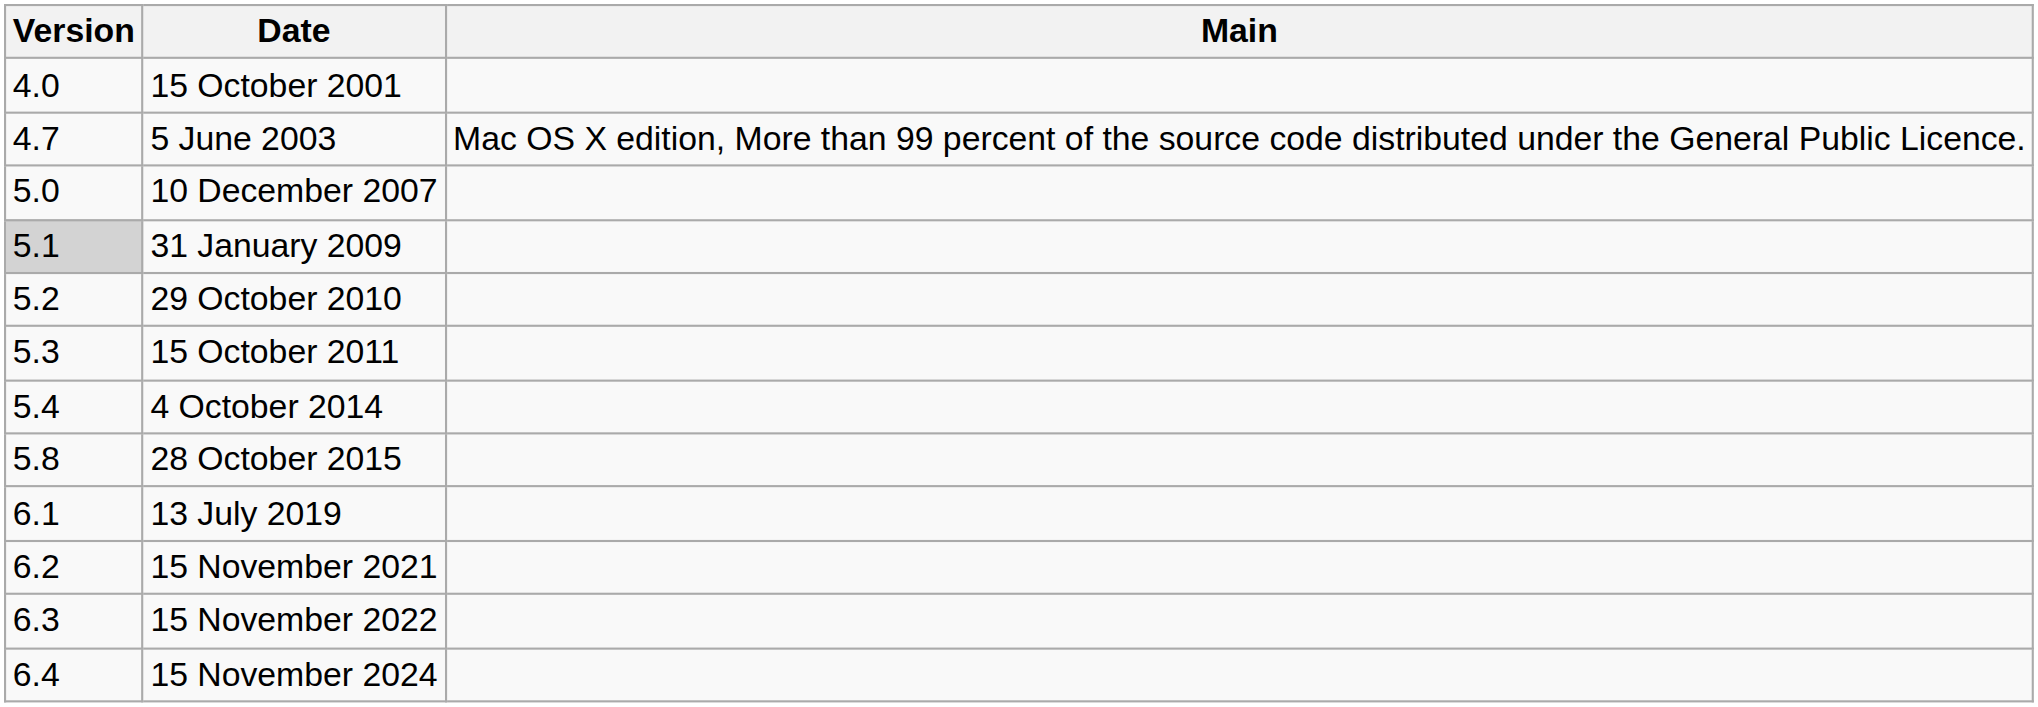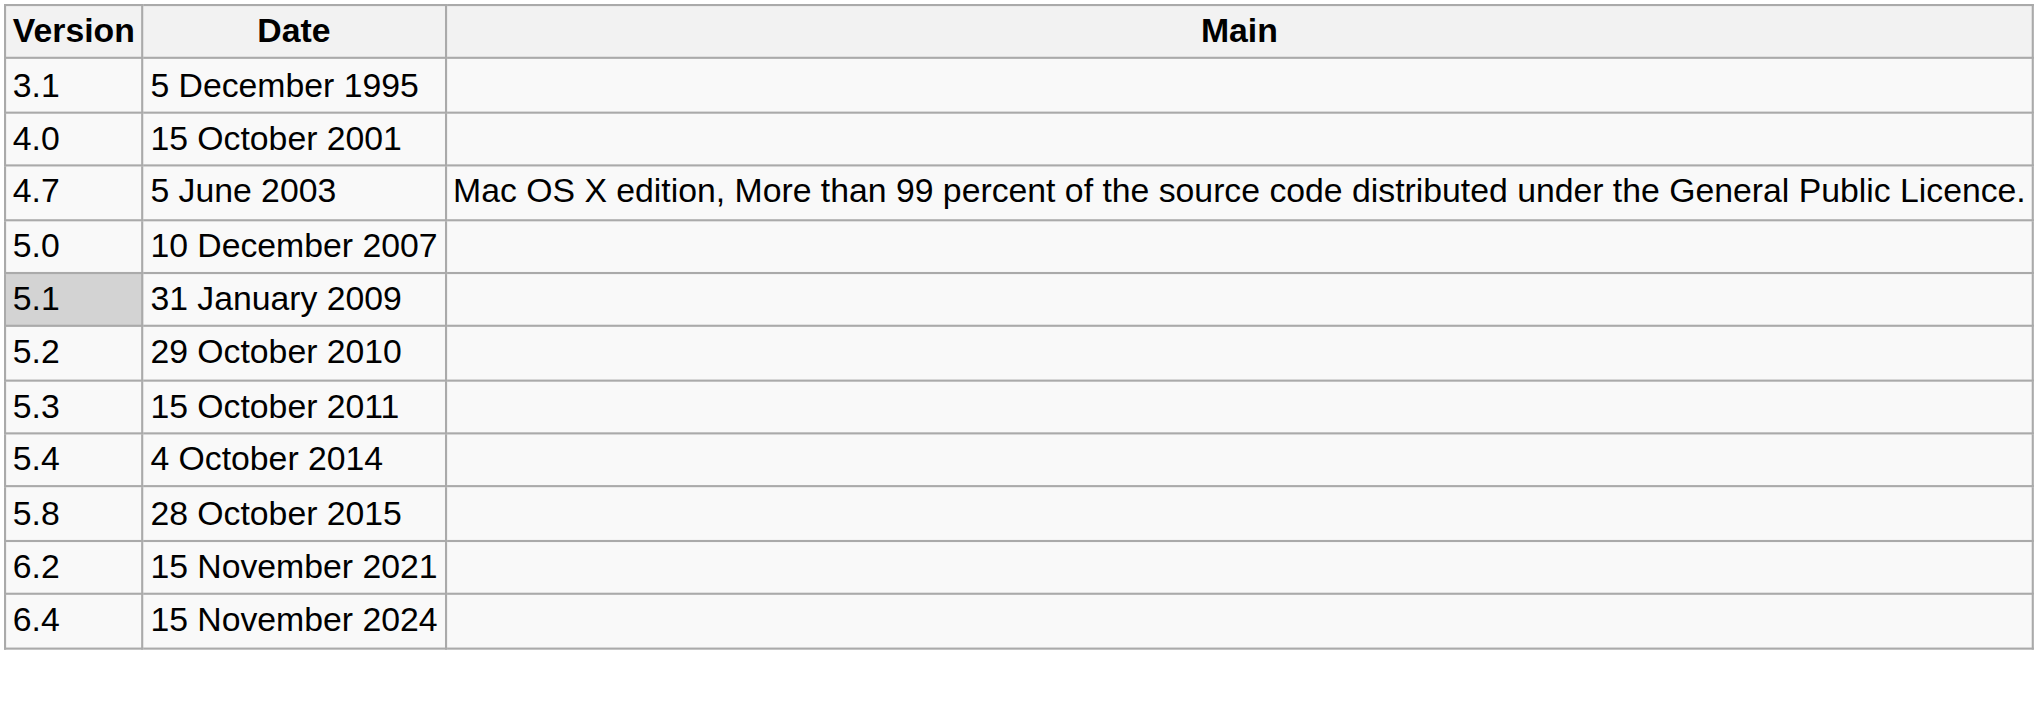+ row: (285, 84)
- row: (246, 513)
- row: (294, 620)
